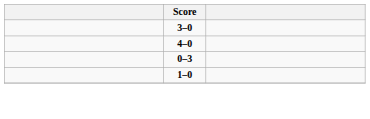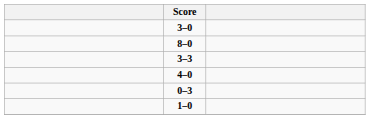+ row: (185, 43)
+ row: (185, 59)
